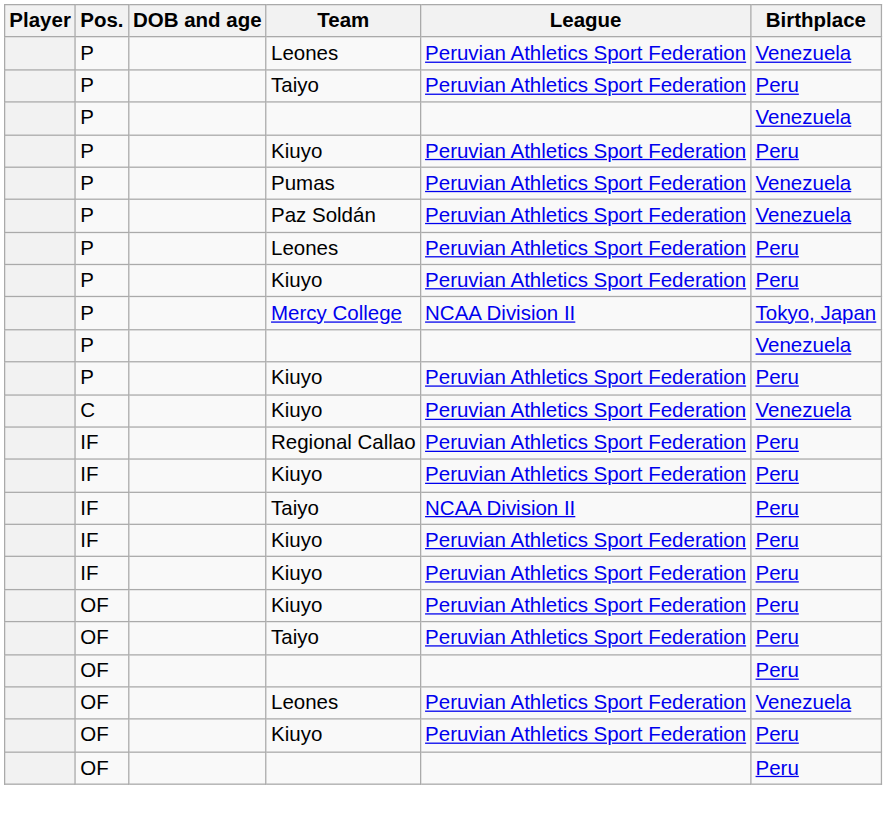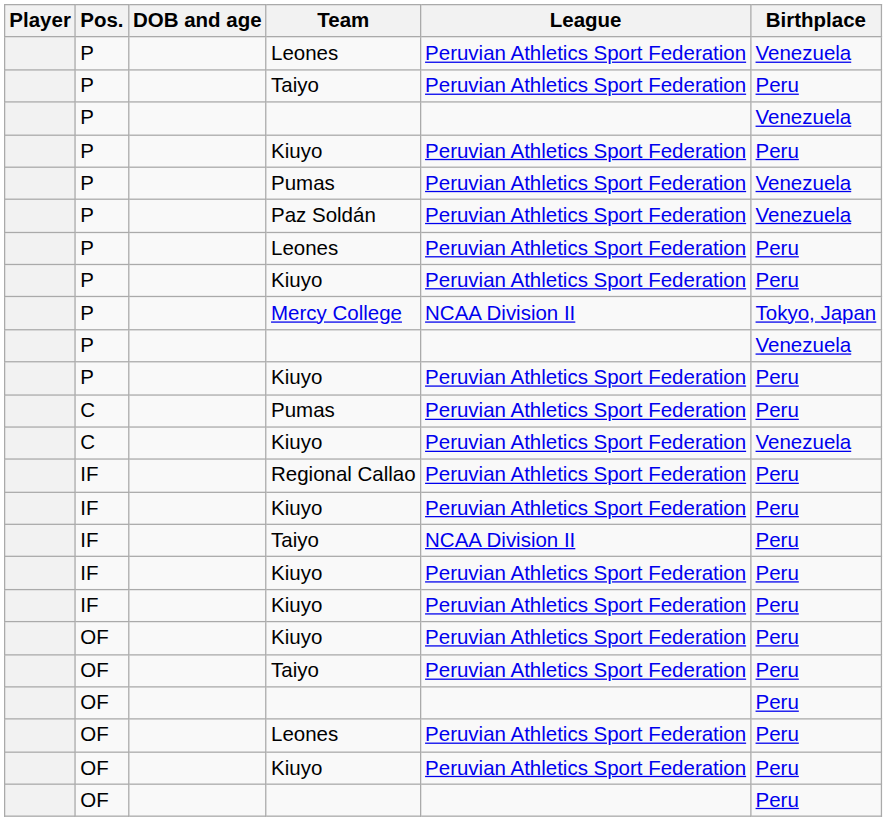+ row: (88, 410)
(803, 702) Venezuela -> (777, 735) Peru
